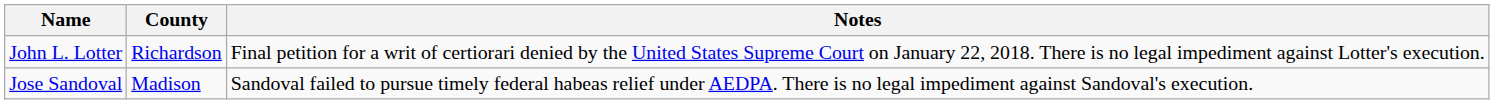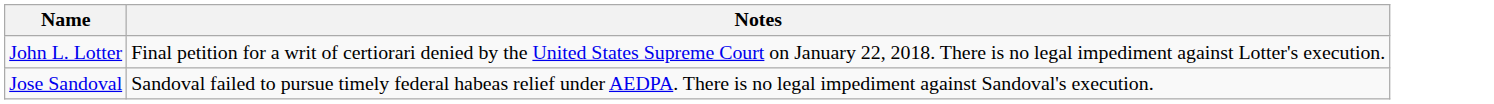- column: (176, 20)
